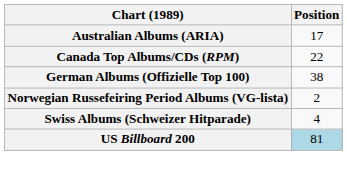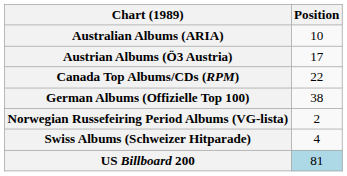(317, 35) 17 -> (317, 35) 10
+ row: (148, 56)
